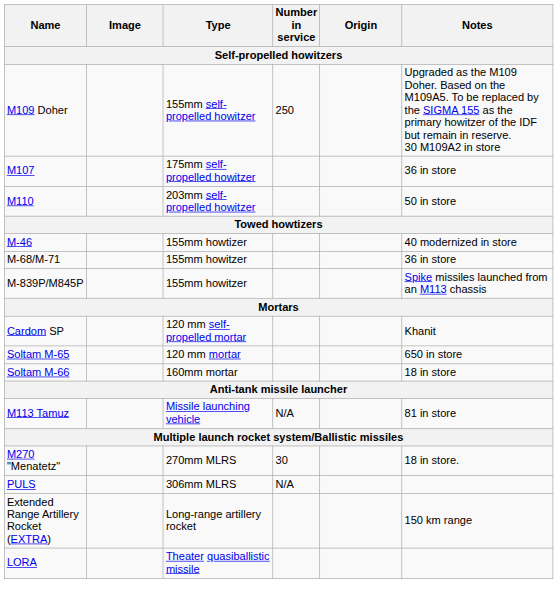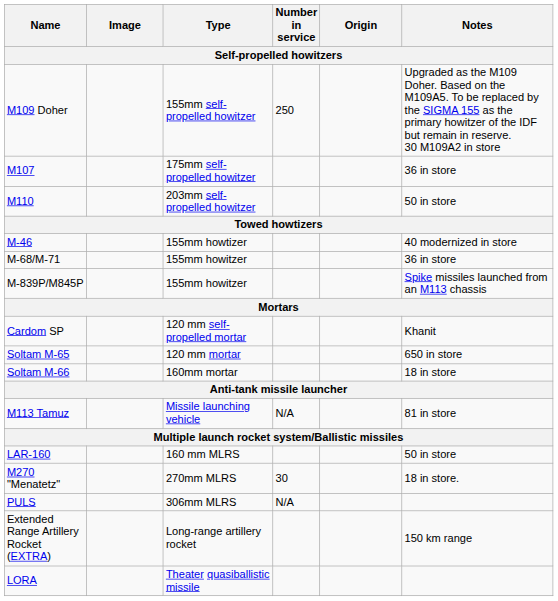+ row: (29, 454)
